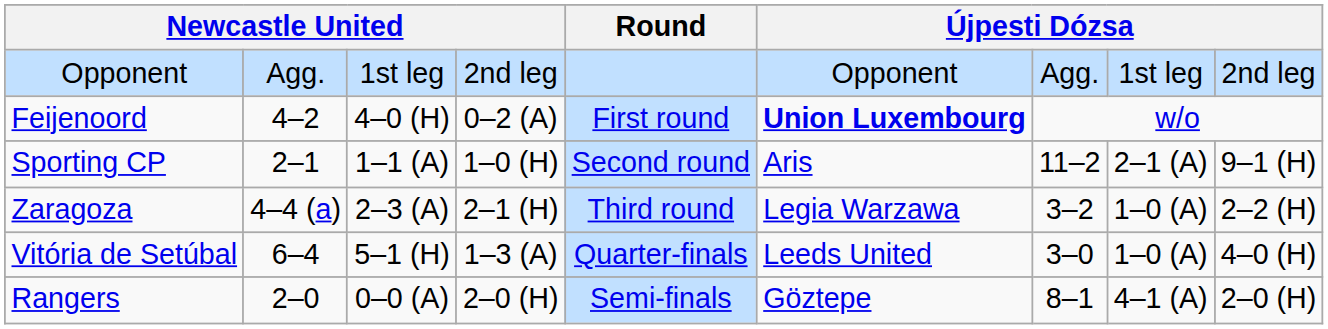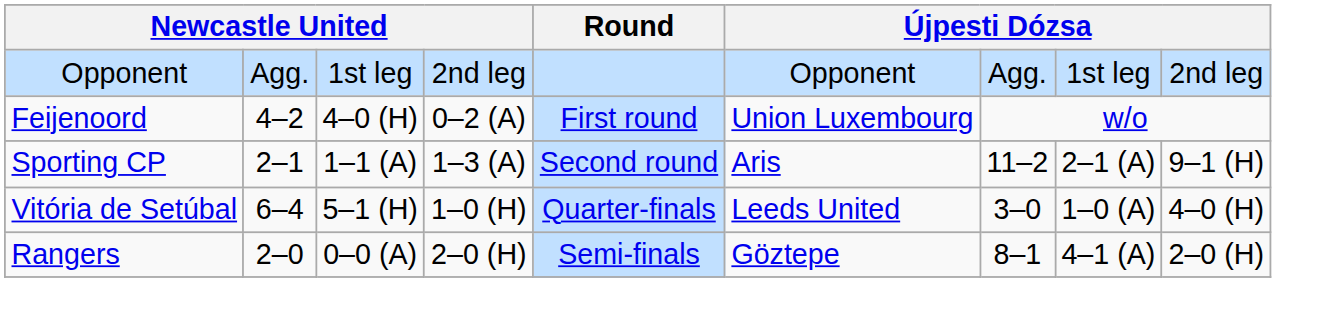(894, 118) bold -> (852, 118) normal
(511, 163) 1–0 (H) -> (479, 163) 1–3 (A)
- row: (72, 208)
(511, 254) 1–3 (A) -> (479, 208) 1–0 (H)
